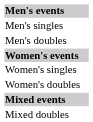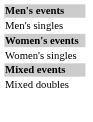- row: (36, 40)
- row: (43, 84)
